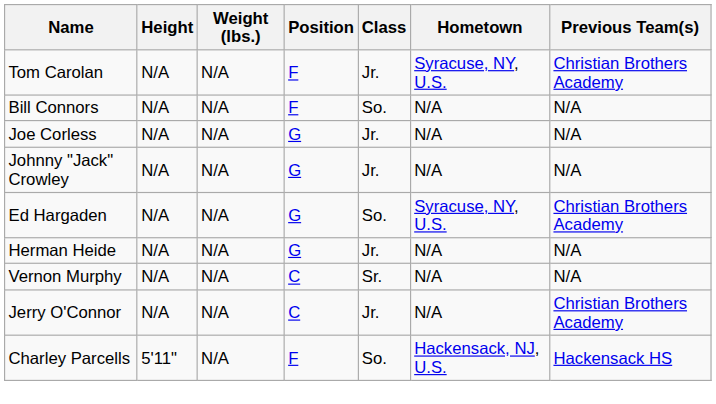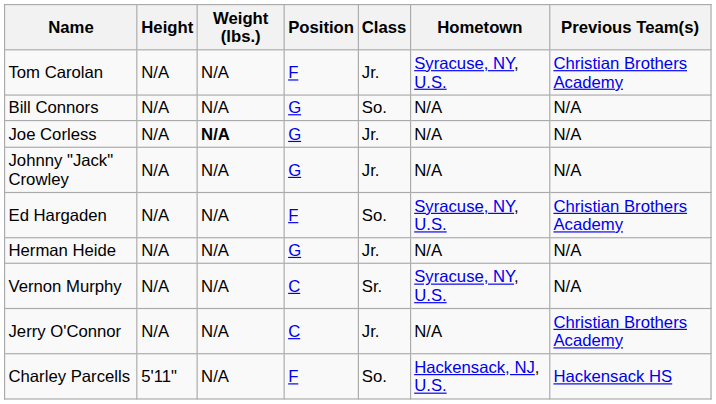(293, 108) F -> (295, 108) G
(215, 134) normal -> (215, 134) bold
(295, 215) G -> (293, 215) F
(428, 277) N/A -> (466, 286) Syracuse, NY, U.S.
